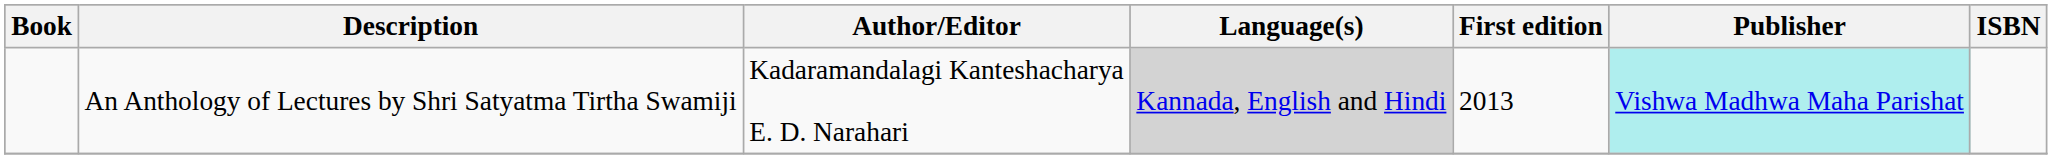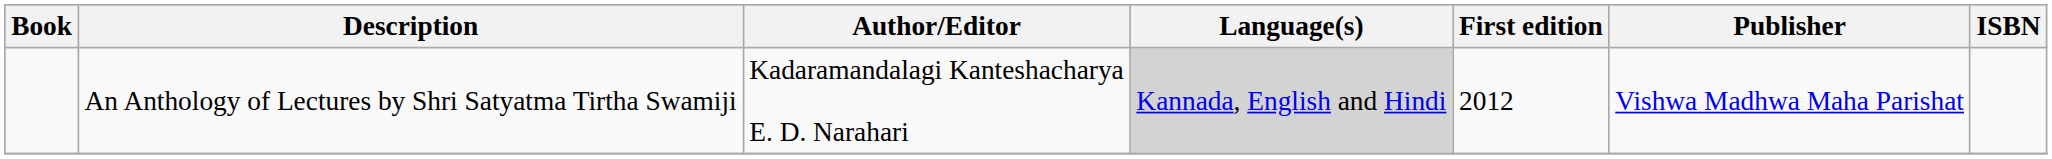(1486, 100) 2013 -> (1486, 100) 2012
(1790, 100) paleturquoise background -> (1790, 100) no background
